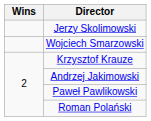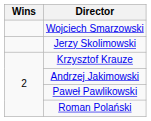rows swapped: (95, 44) <-> (95, 28)
